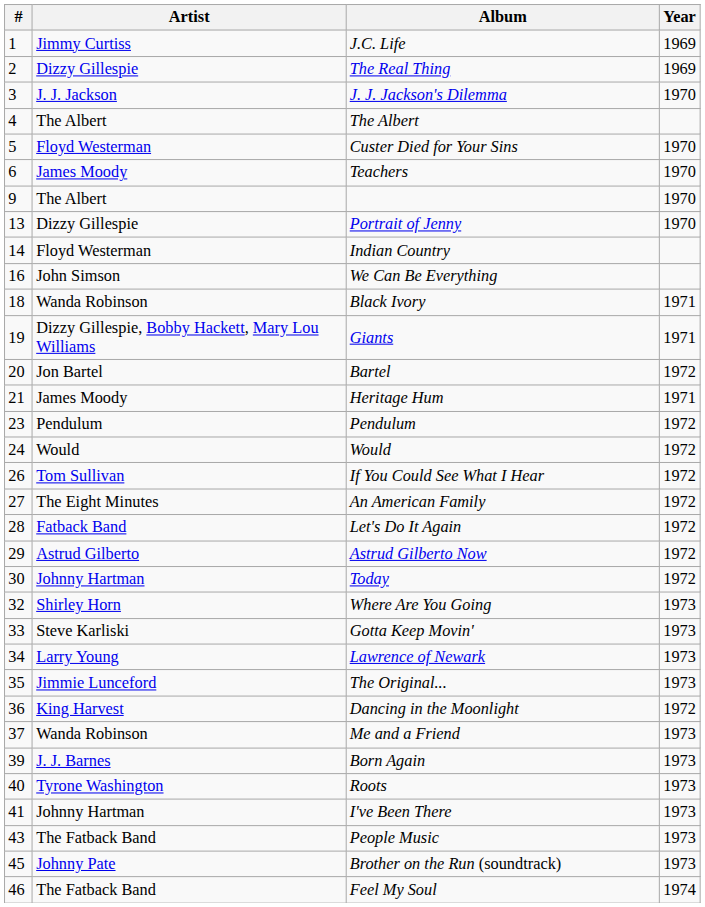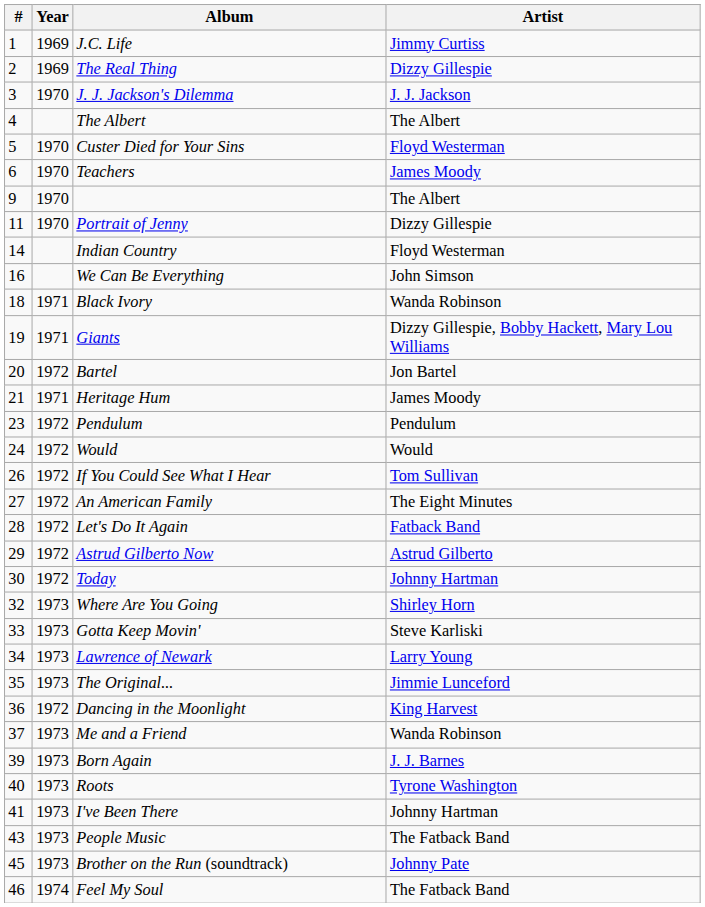columns swapped: (189, 17) <-> (680, 17)
(16, 224) 13 -> (16, 224) 11
